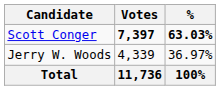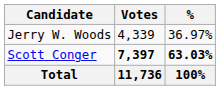rows swapped: (52, 35) <-> (59, 55)
